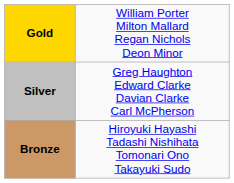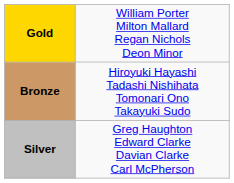rows swapped: (40, 91) <-> (40, 149)
